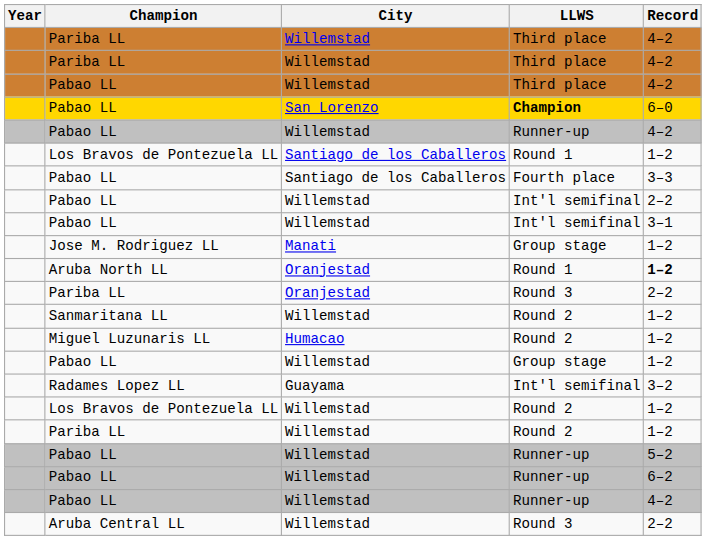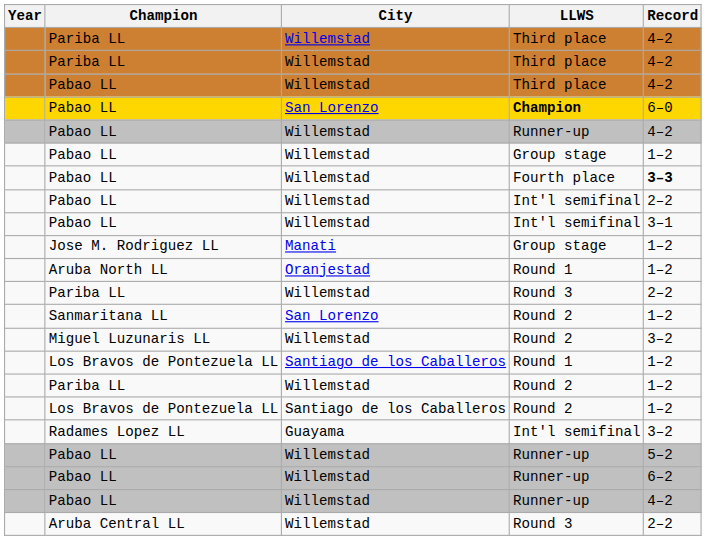rows swapped: (83, 363) <-> (163, 155)
(396, 178) Santiago de los Caballeros -> (328, 178) Willemstad
(660, 178) normal -> (660, 178) bold
(660, 270) bold -> (660, 270) normal
(328, 293) Oranjestad -> (328, 293) Willemstad
(328, 316) Willemstad -> (332, 316) San Lorenzo
(315, 339) Humacao -> (328, 339) Willemstad
(660, 339) 1–2 -> (660, 339) 3–2
rows swapped: (87, 432) <-> (117, 386)
(328, 409) Willemstad -> (396, 409) Santiago de los Caballeros
